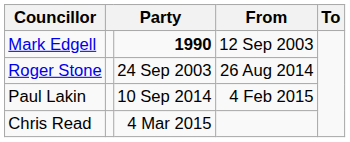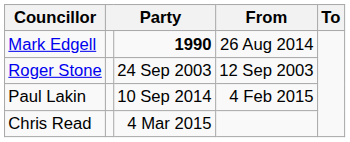(266, 44) 12 Sep 2003 -> (267, 44) 26 Aug 2014
(267, 70) 26 Aug 2014 -> (266, 70) 12 Sep 2003
